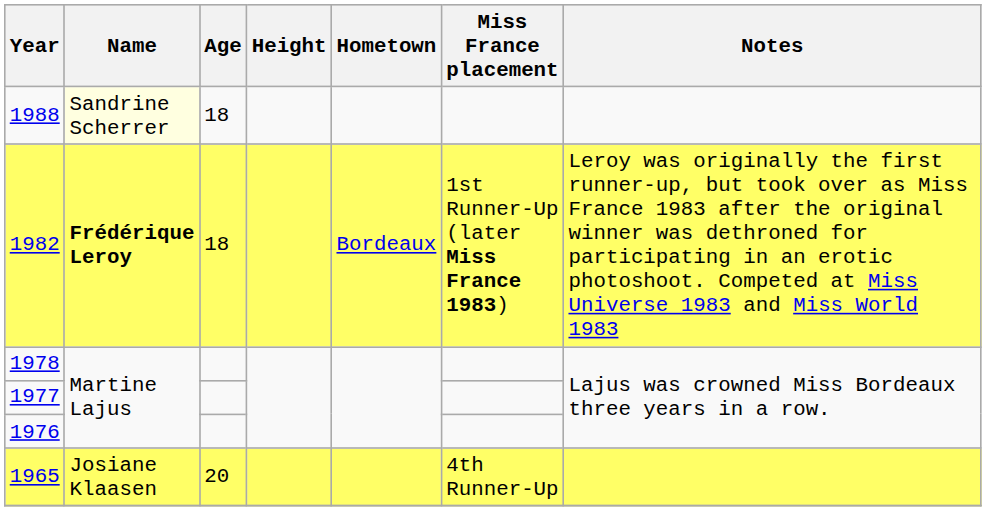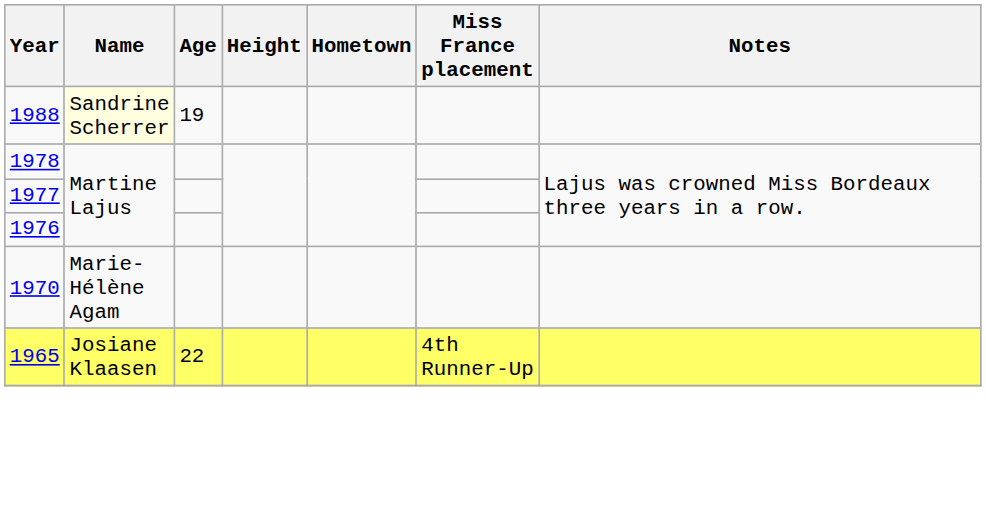(217, 116) 18 -> (192, 116) 19
- row: (35, 246)
+ row: (35, 287)
(217, 477) 20 -> (192, 357) 22
